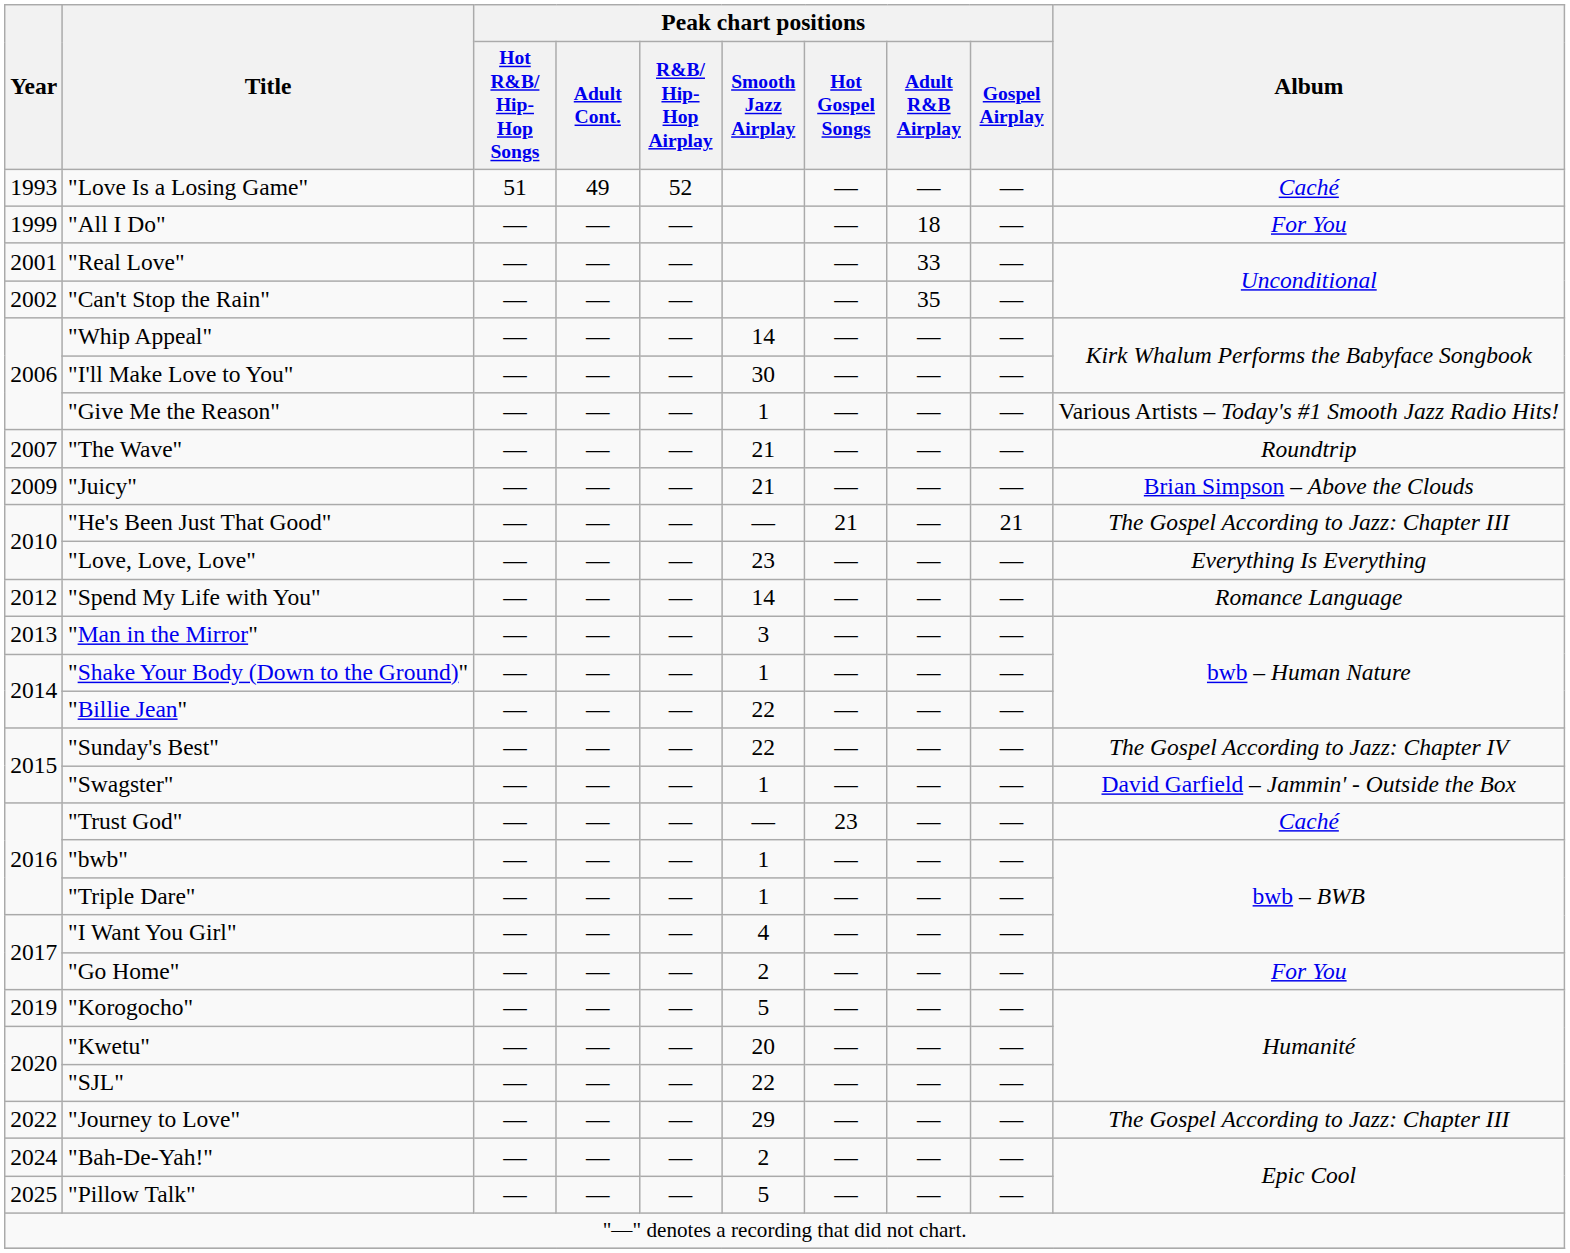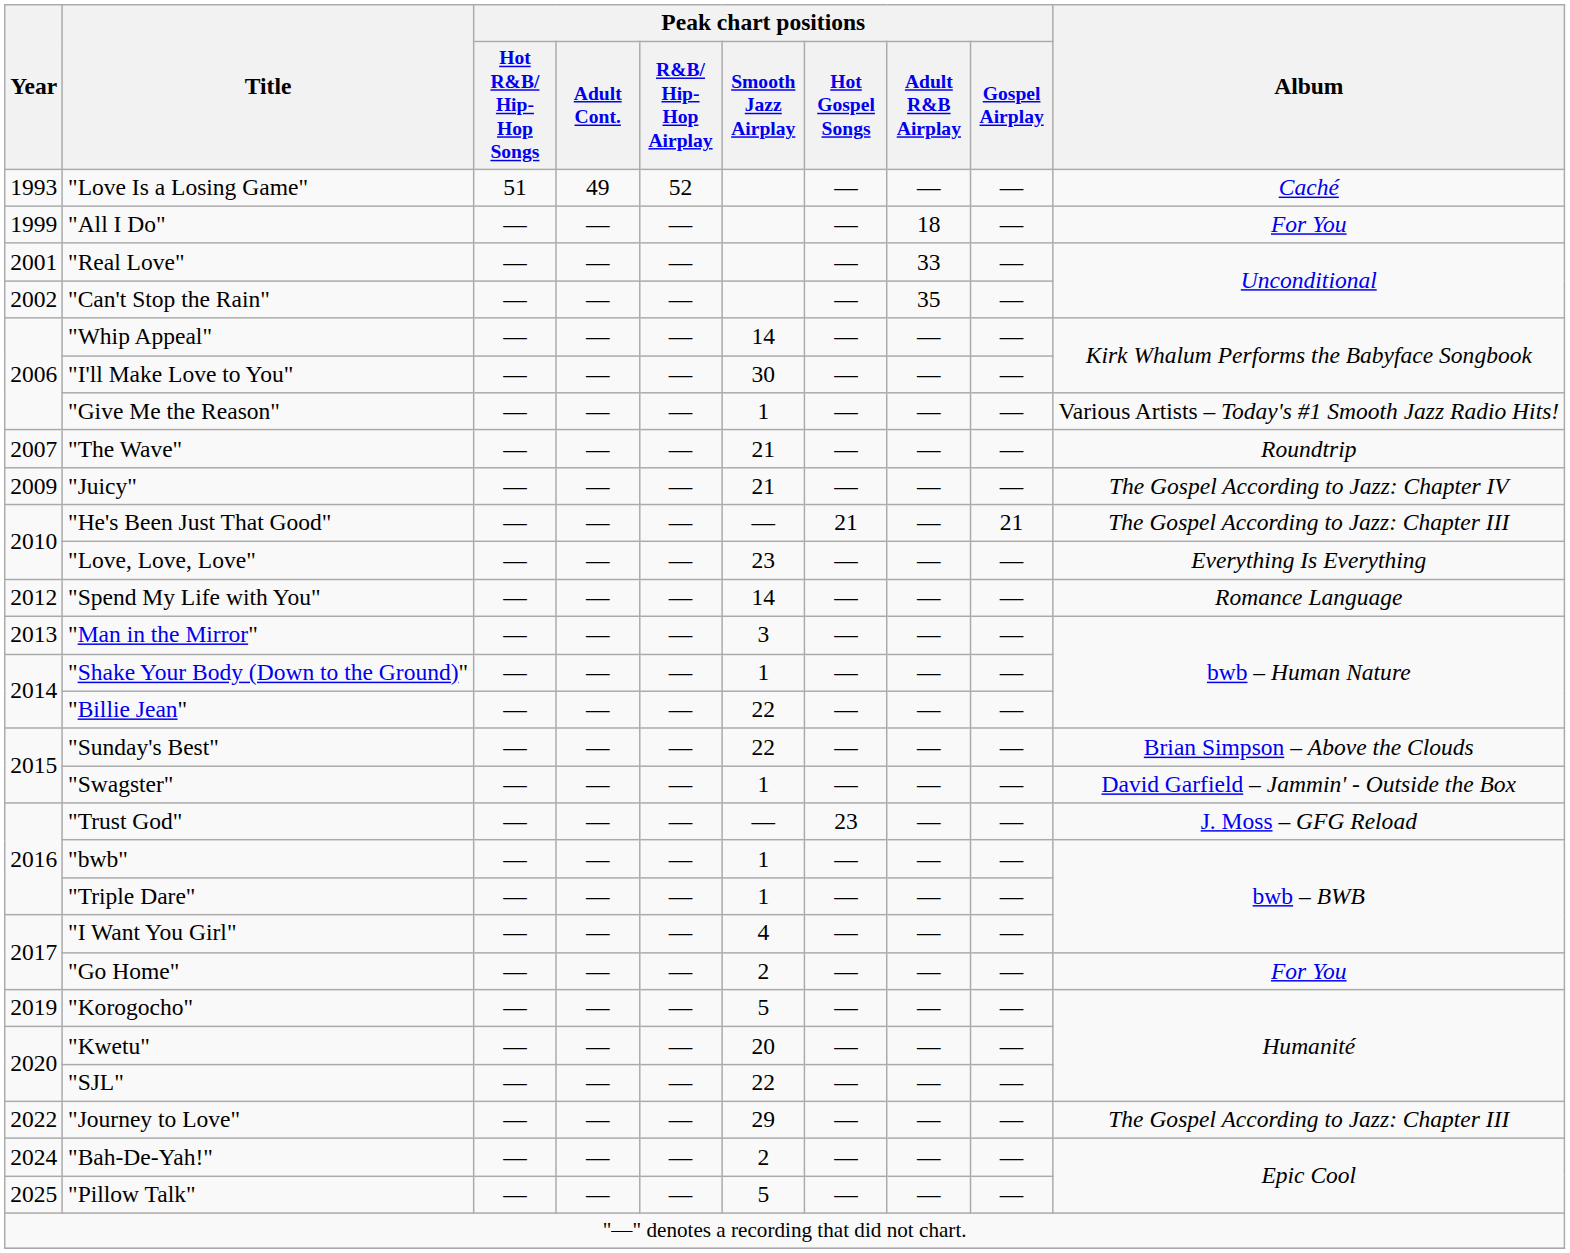(1309, 485) Brian Simpson – Above the Clouds -> (1309, 485) The Gospel According to Jazz: Chapter IV
(1309, 746) The Gospel According to Jazz: Chapter IV -> (1309, 746) Brian Simpson – Above the Clouds
(1309, 821) Caché -> (1309, 821) J. Moss – GFG Reload
